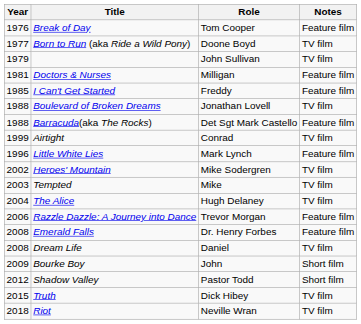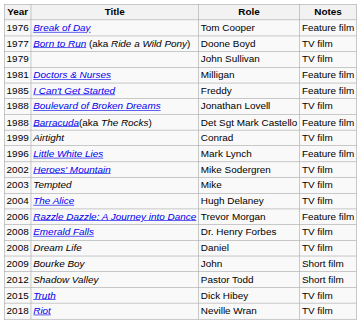(328, 232) Feature film -> (317, 232) TV film
